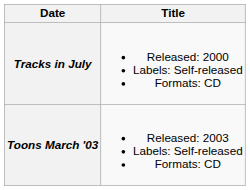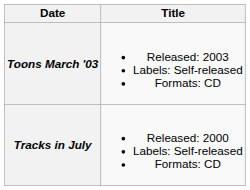rows swapped: (53, 63) <-> (53, 144)
